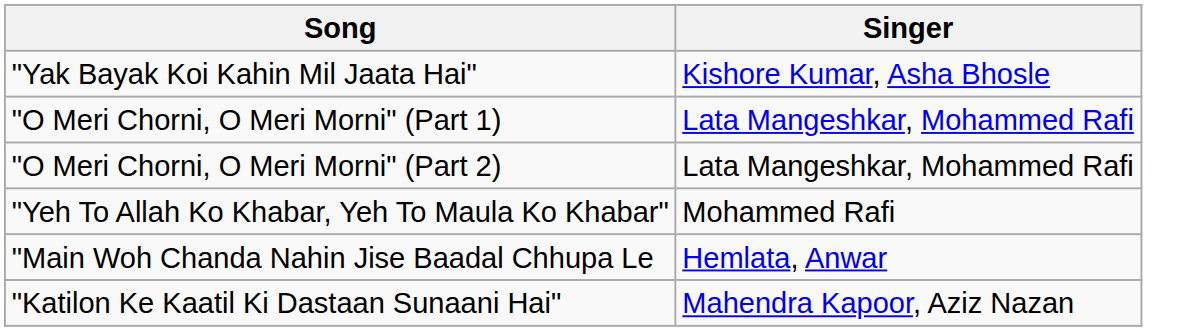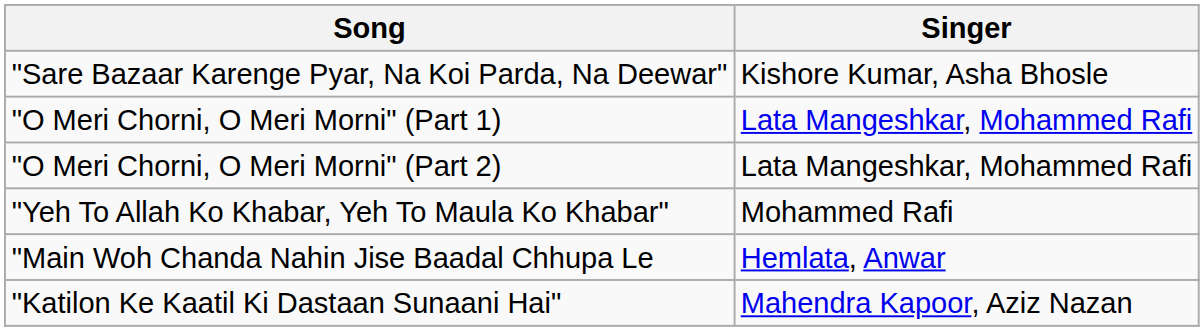- row: (244, 74)
+ row: (369, 74)
